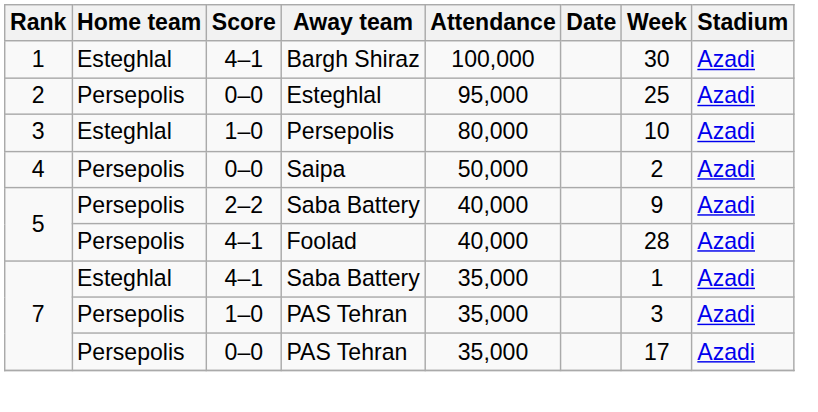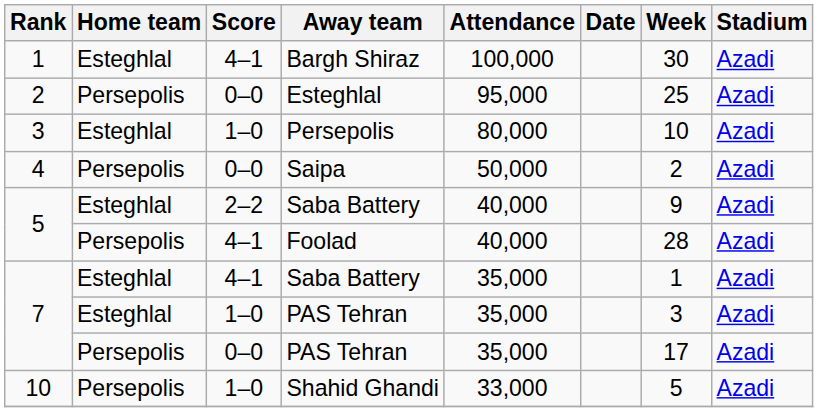(131, 205) Persepolis -> (124, 205) Esteghlal
(131, 315) Persepolis -> (124, 315) Esteghlal
+ row: (244, 388)
